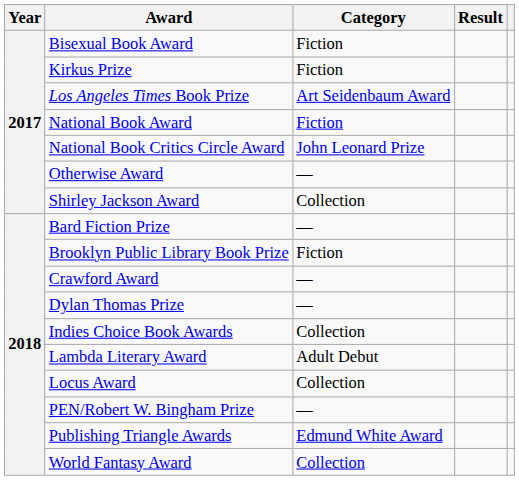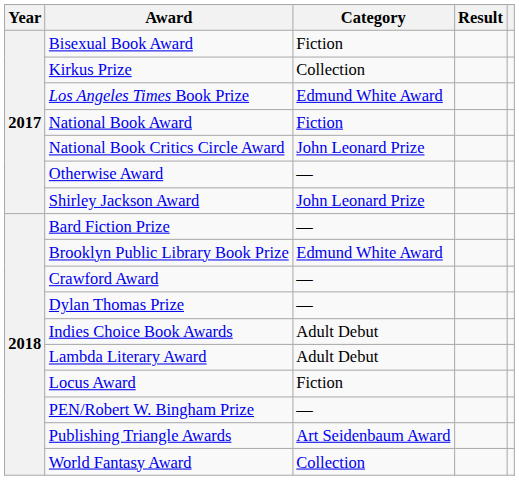(320, 69) Fiction -> (331, 69) Collection
(373, 95) Art Seidenbaum Award -> (370, 95) Edmund White Award
(331, 200) Collection -> (360, 200) John Leonard Prize
(320, 252) Fiction -> (370, 252) Edmund White Award
(331, 331) Collection -> (337, 331) Adult Debut
(331, 383) Collection -> (320, 383) Fiction
(370, 435) Edmund White Award -> (373, 435) Art Seidenbaum Award
